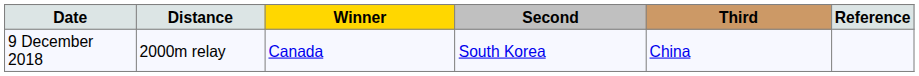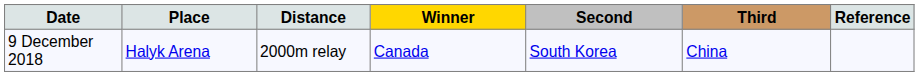+ column: (189, 17)
